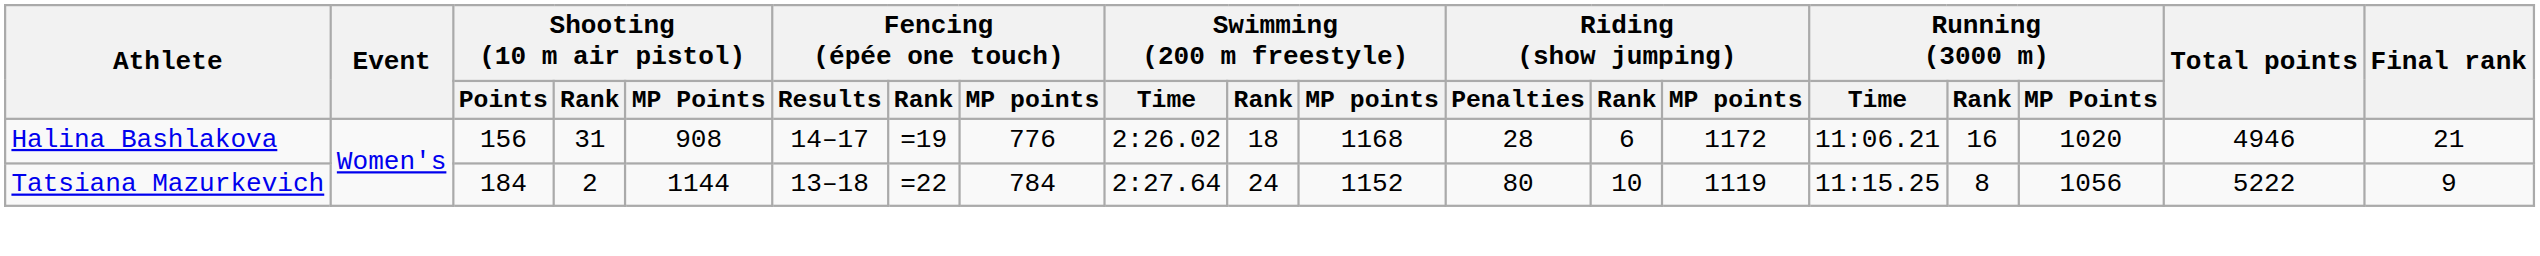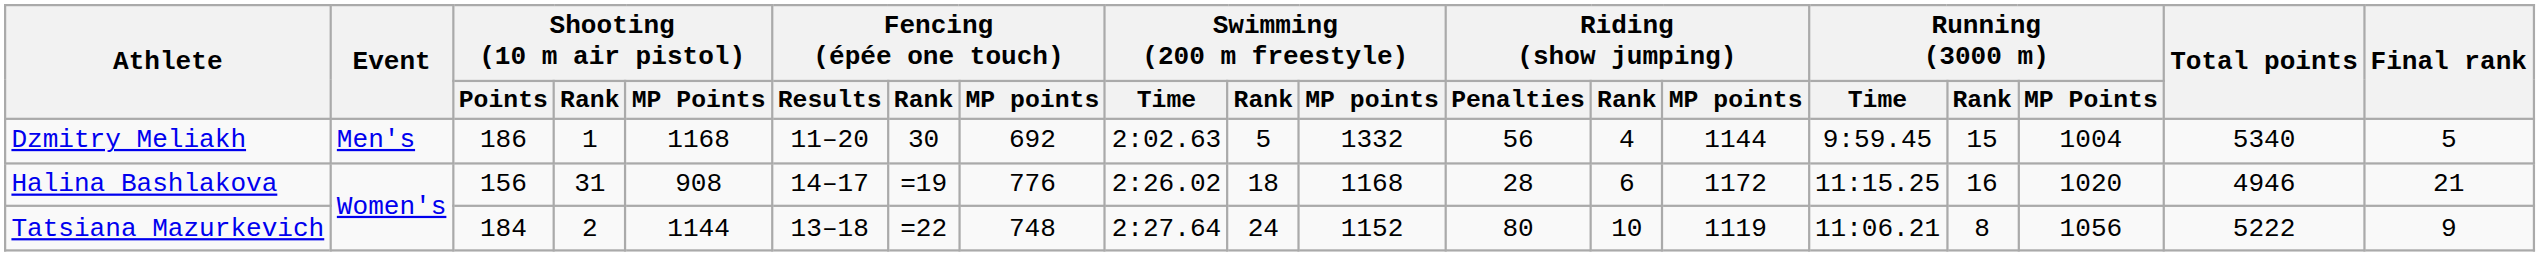+ row: (129, 141)
(1877, 141) 11:06.21 -> (1877, 184) 11:15.25
(1032, 184) 784 -> (1032, 228) 748
(1877, 184) 11:15.25 -> (1877, 228) 11:06.21
